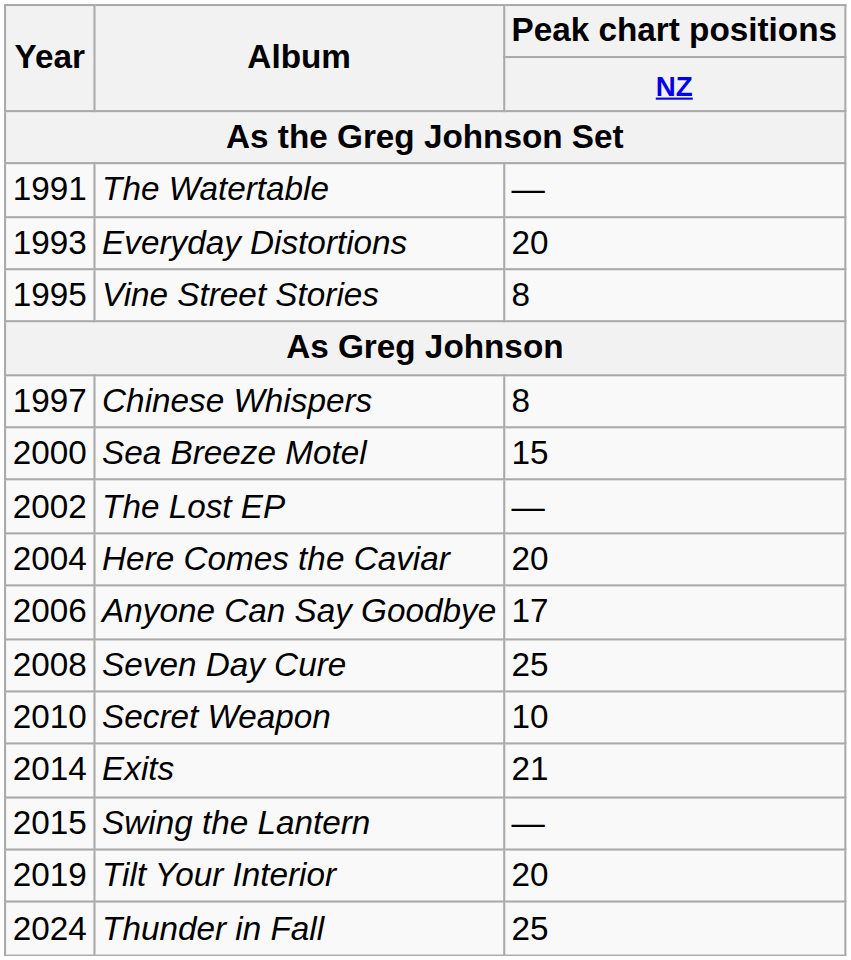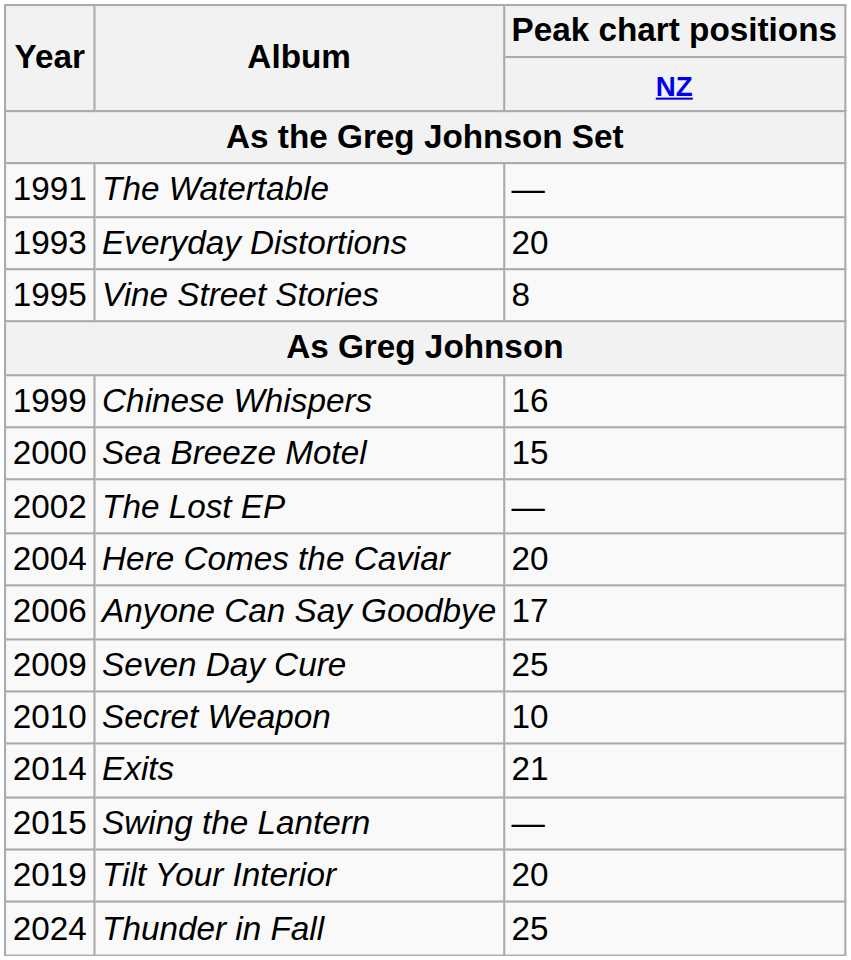(50, 400) 1997 -> (50, 400) 1999
(521, 400) 8 -> (530, 400) 16
(50, 664) 2008 -> (50, 664) 2009
